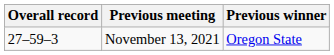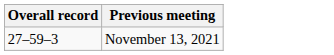- column: (276, 15)
